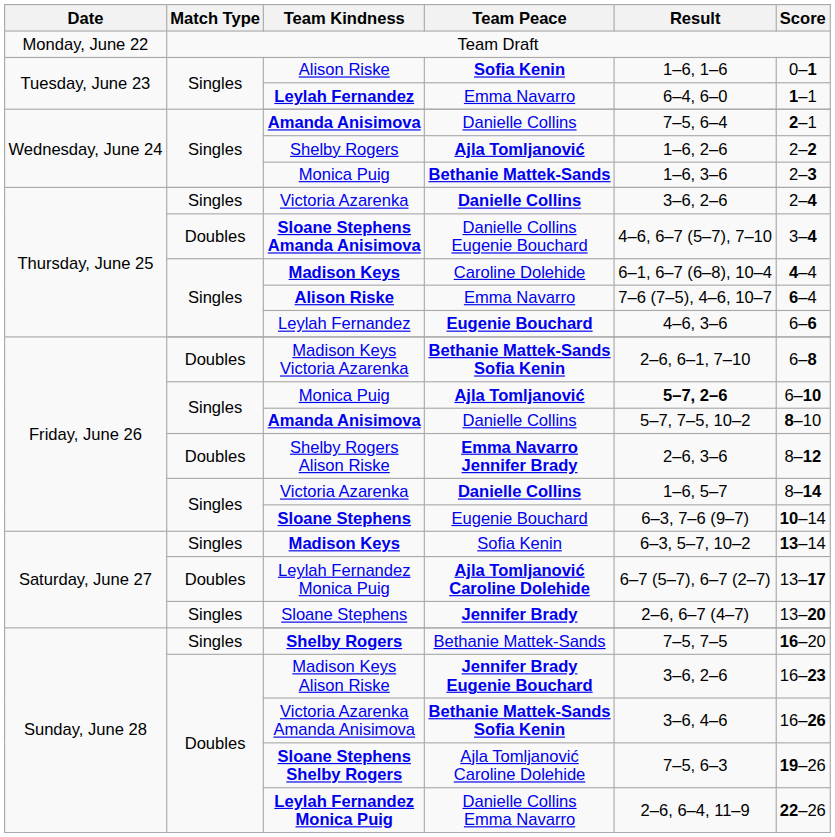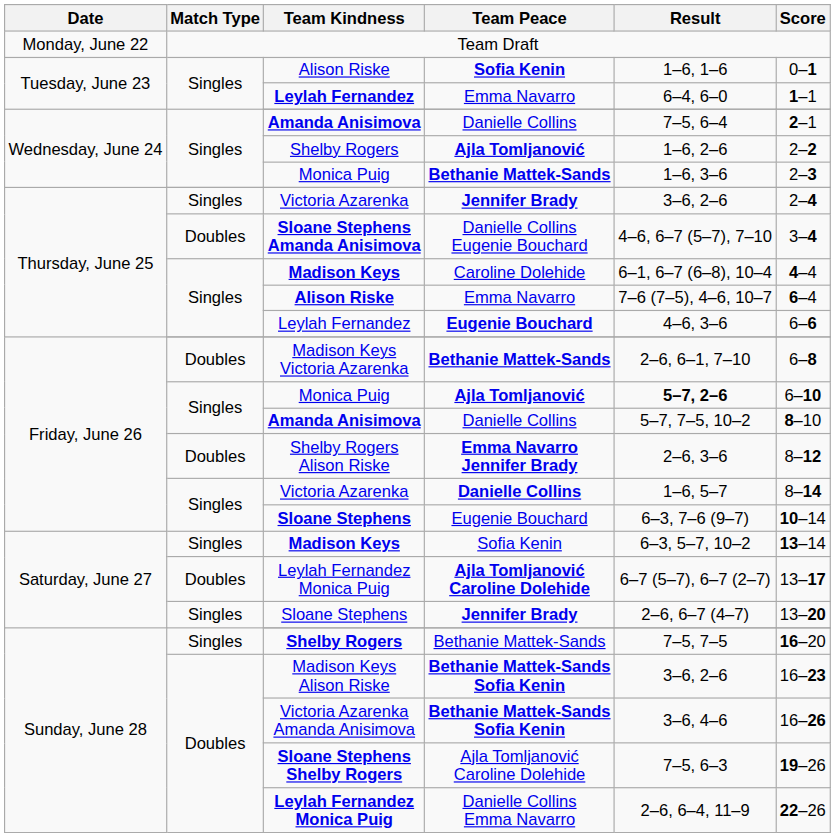(520, 201) Danielle Collins -> (520, 201) Jennifer Brady
(520, 360) Bethanie Mattek-Sands Sofia Kenin -> (520, 360) Bethanie Mattek-Sands
(520, 676) Jennifer Brady Eugenie Bouchard -> (520, 676) Bethanie Mattek-Sands Sofia Kenin
